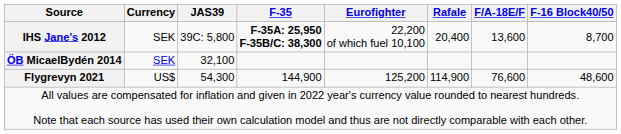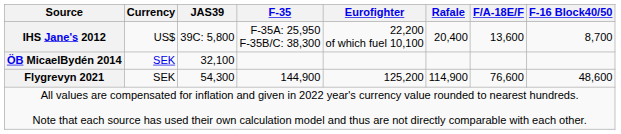(164, 36) SEK -> (164, 36) US$
(281, 36) bold -> (280, 36) normal
(164, 78) US$ -> (164, 78) SEK
